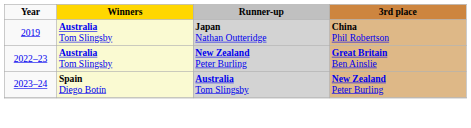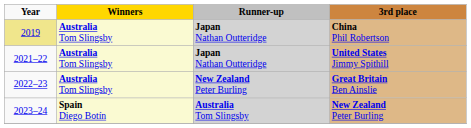(31, 32) no background -> (31, 32) khaki background
+ row: (360, 58)
